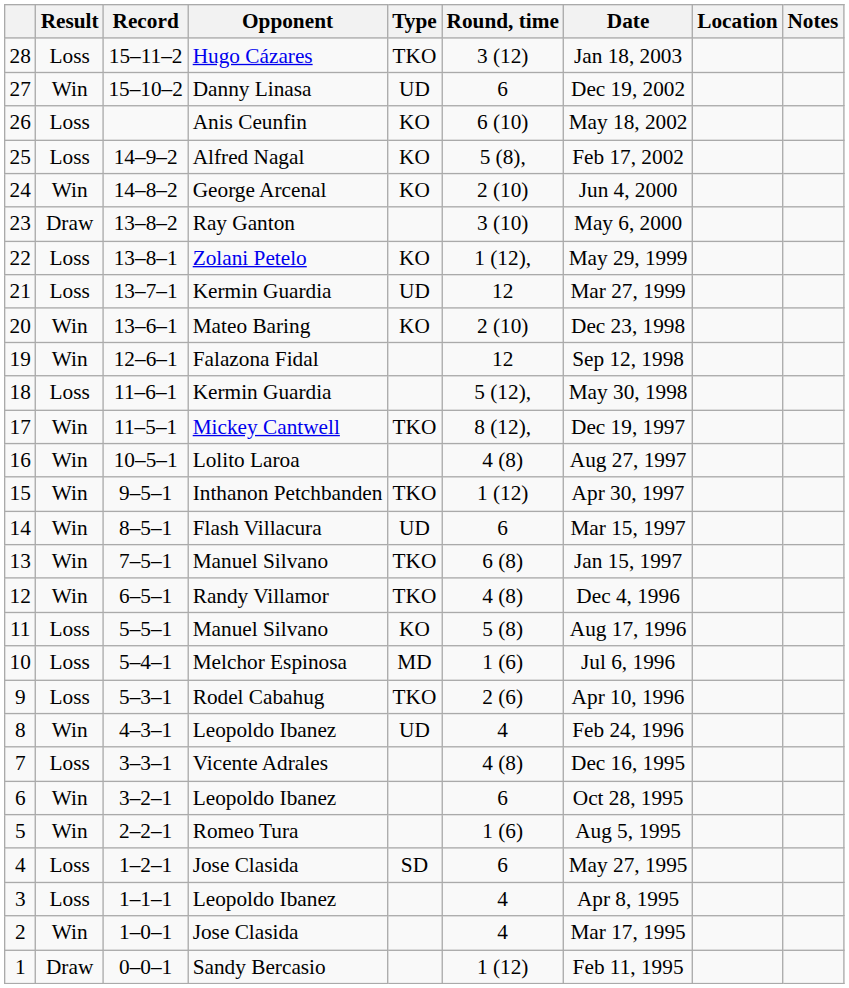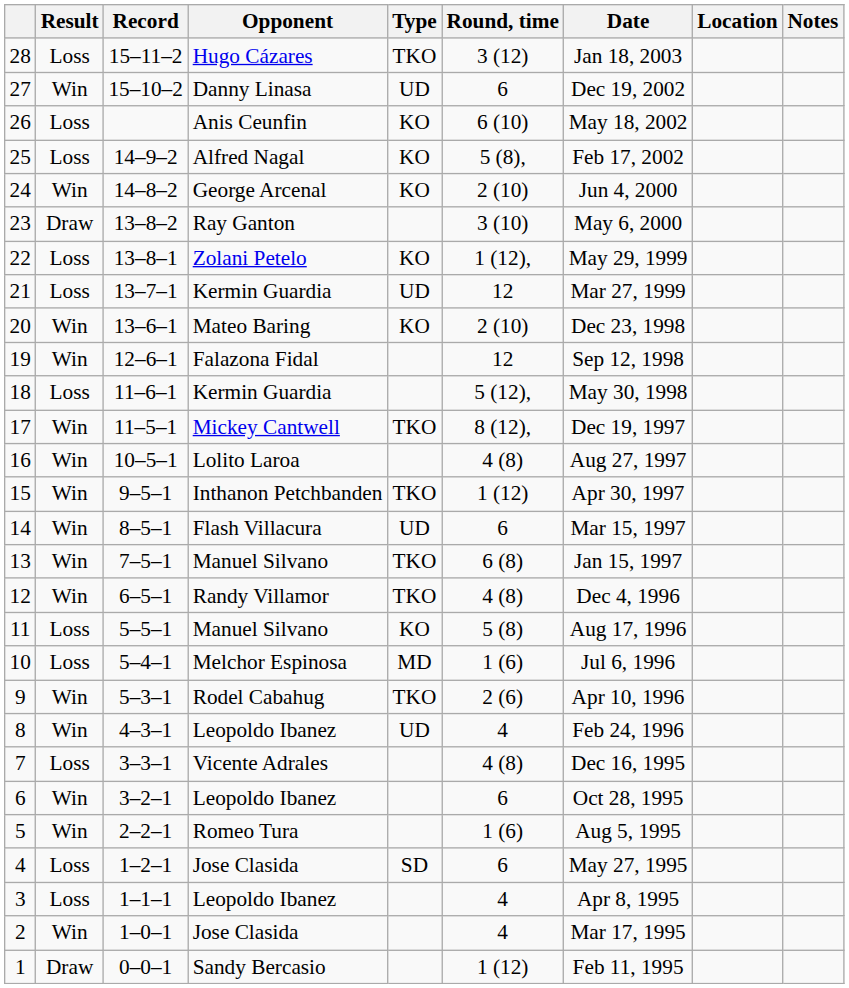(70, 696) Loss -> (70, 696) Win
